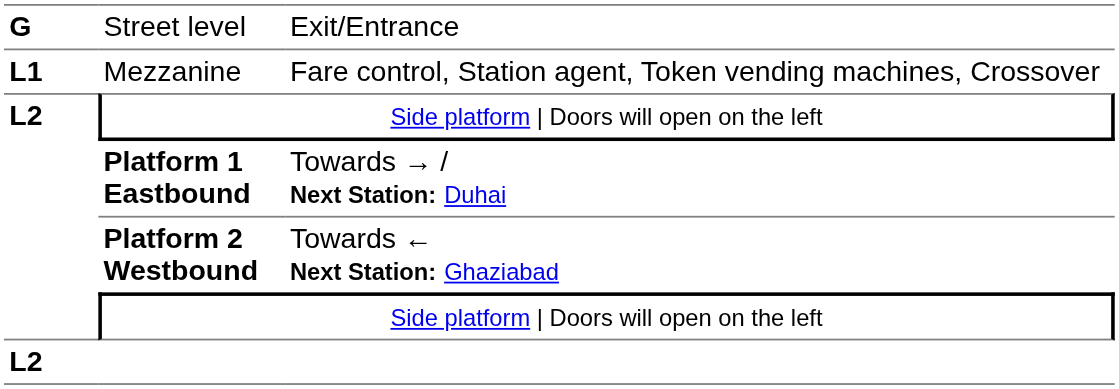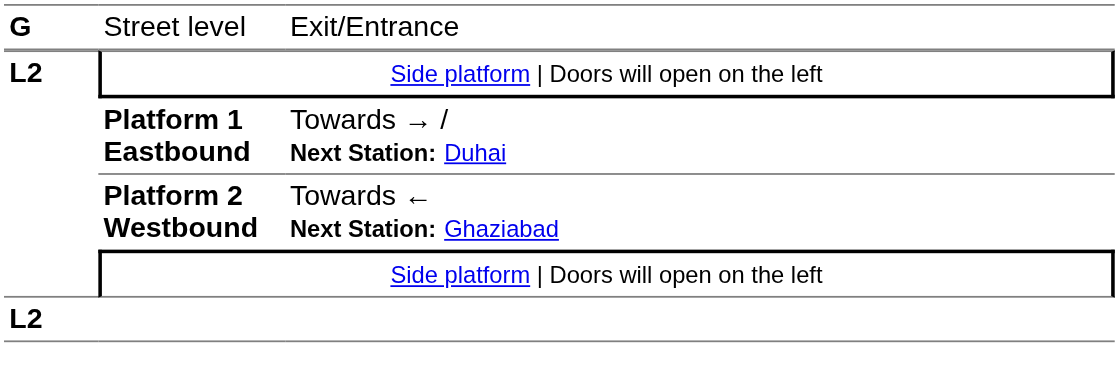- row: (172, 71)
